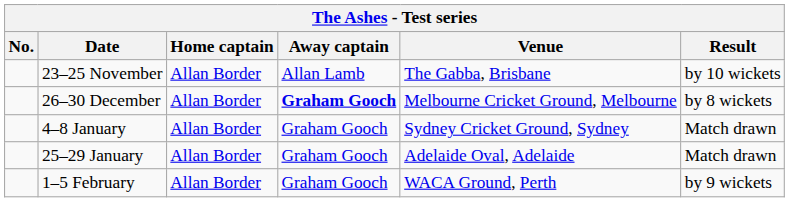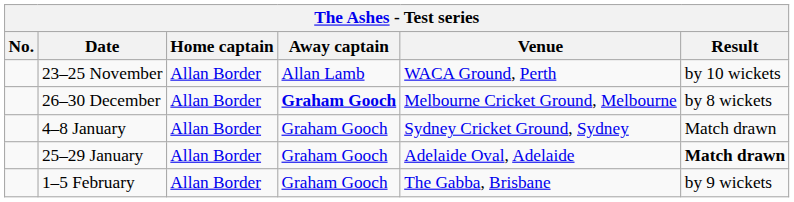(477, 73) The Gabba, Brisbane -> (480, 73) WACA Ground, Perth
(731, 155) normal -> (735, 155) bold
(480, 182) WACA Ground, Perth -> (477, 182) The Gabba, Brisbane
